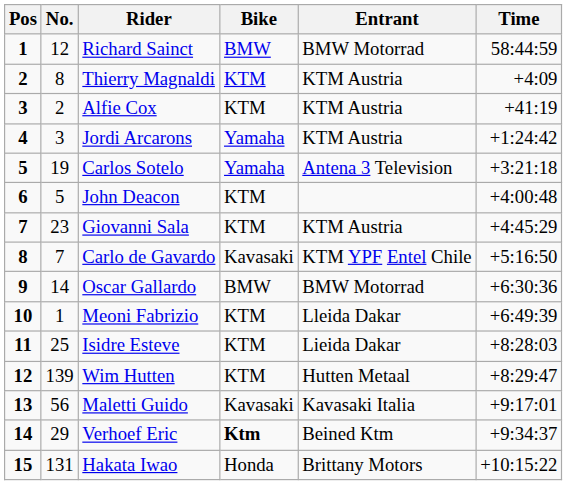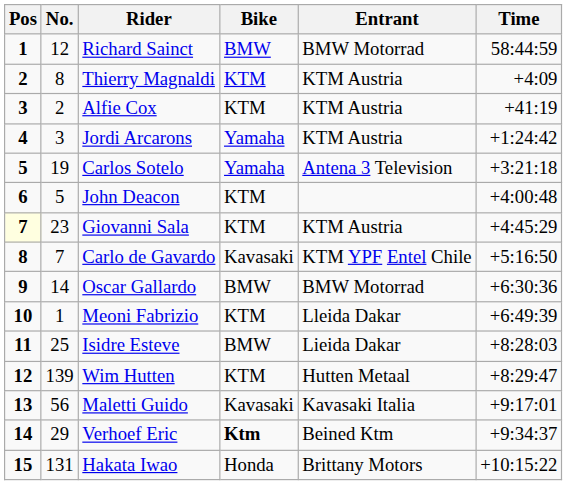(23, 227) no background -> (23, 227) lightyellow background
(245, 345) KTM -> (247, 345) BMW
